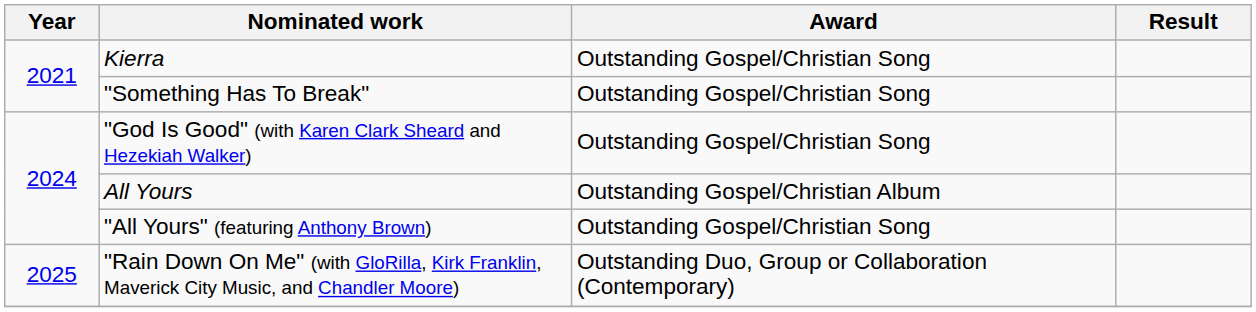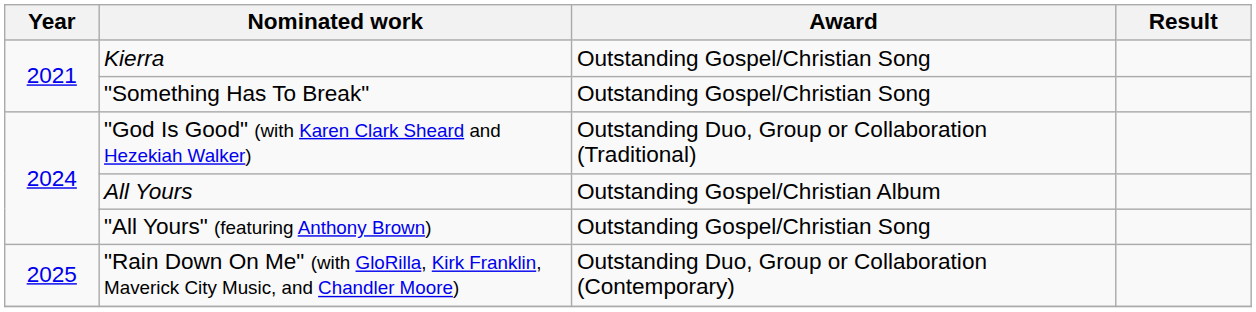(754, 142) Outstanding Gospel/Christian Song -> (782, 142) Outstanding Duo, Group or Collaboration (Traditional)
